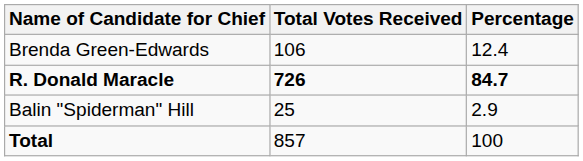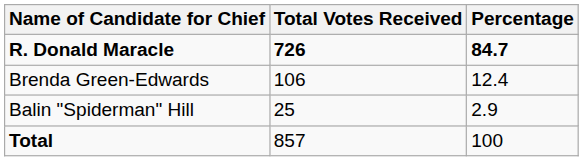rows swapped: (92, 79) <-> (109, 49)
